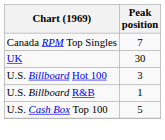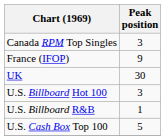(140, 42) 7 -> (140, 42) 3
+ row: (38, 59)
